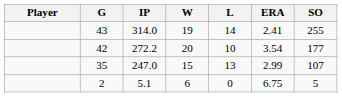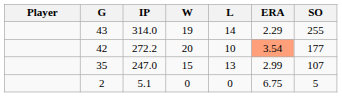(273, 30) 2.41 -> (273, 30) 2.29
(273, 48) no background -> (273, 48) lightsalmon background
(187, 83) 6 -> (187, 83) 0
